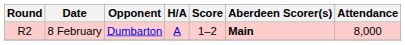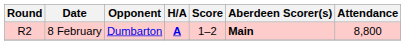(177, 31) normal -> (177, 31) bold
(368, 31) 8,000 -> (368, 31) 8,800
